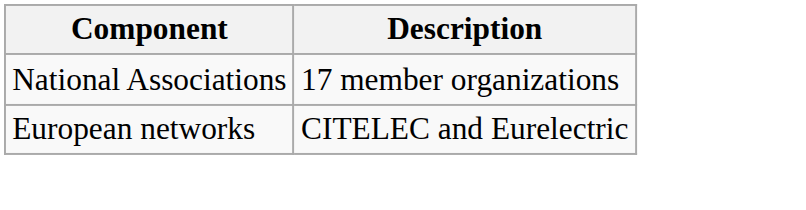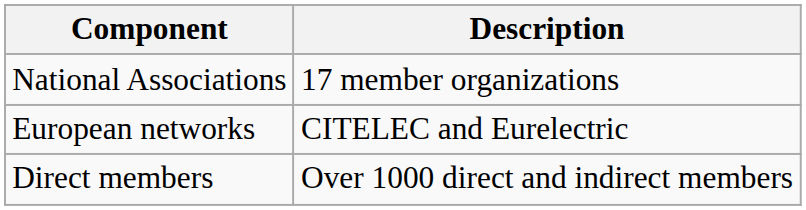+ row: (113, 178)
